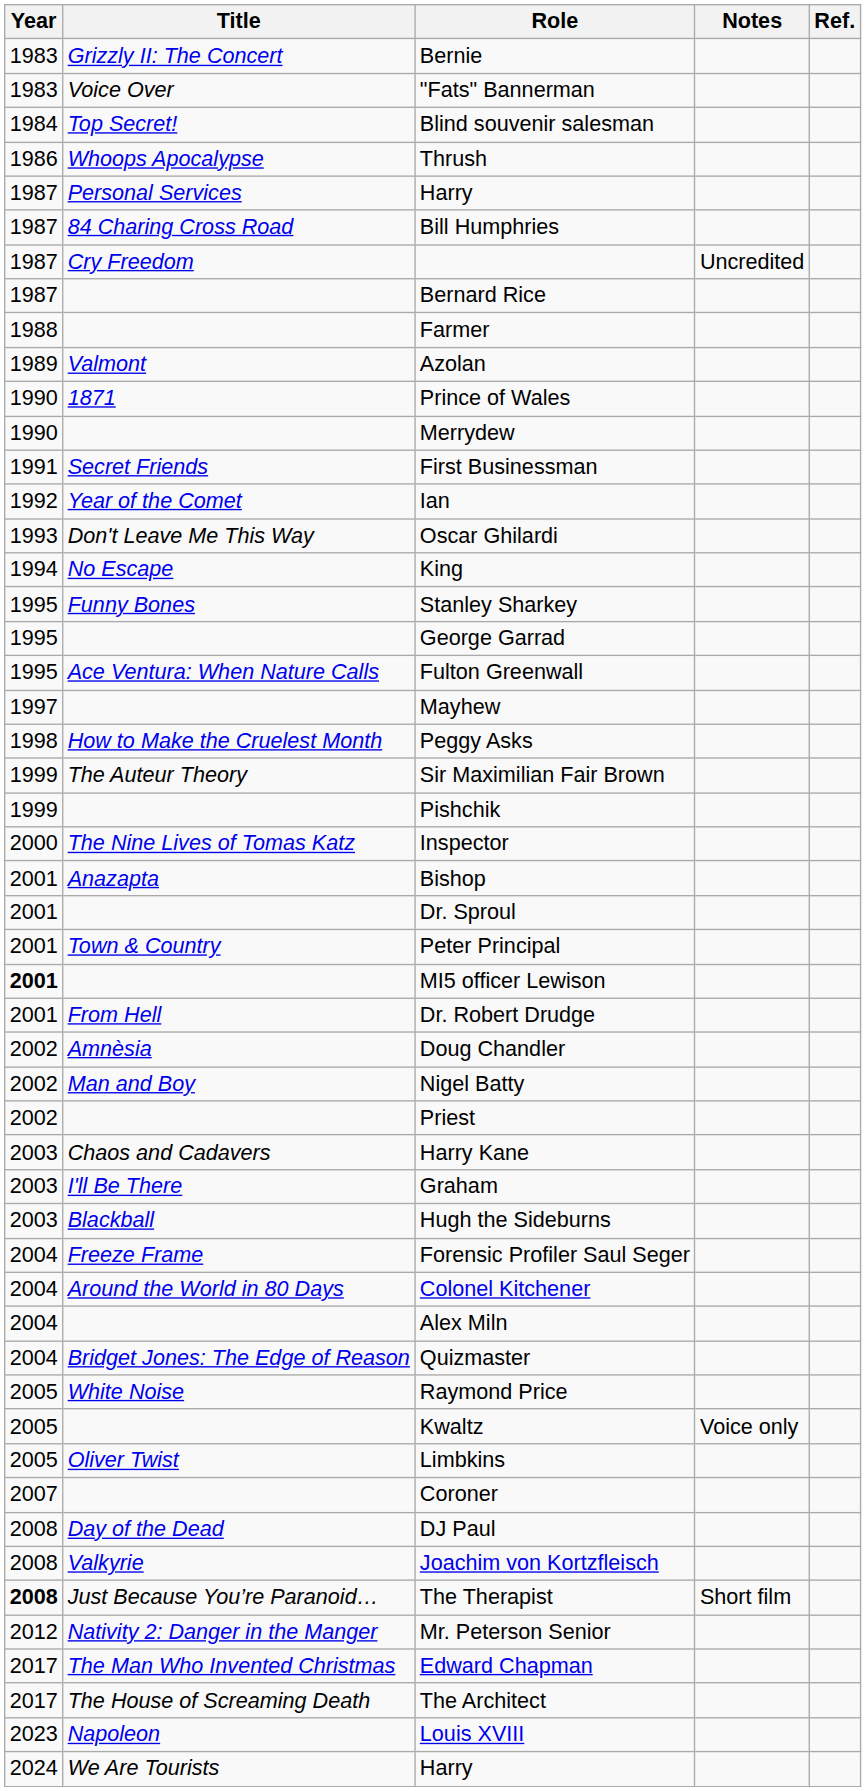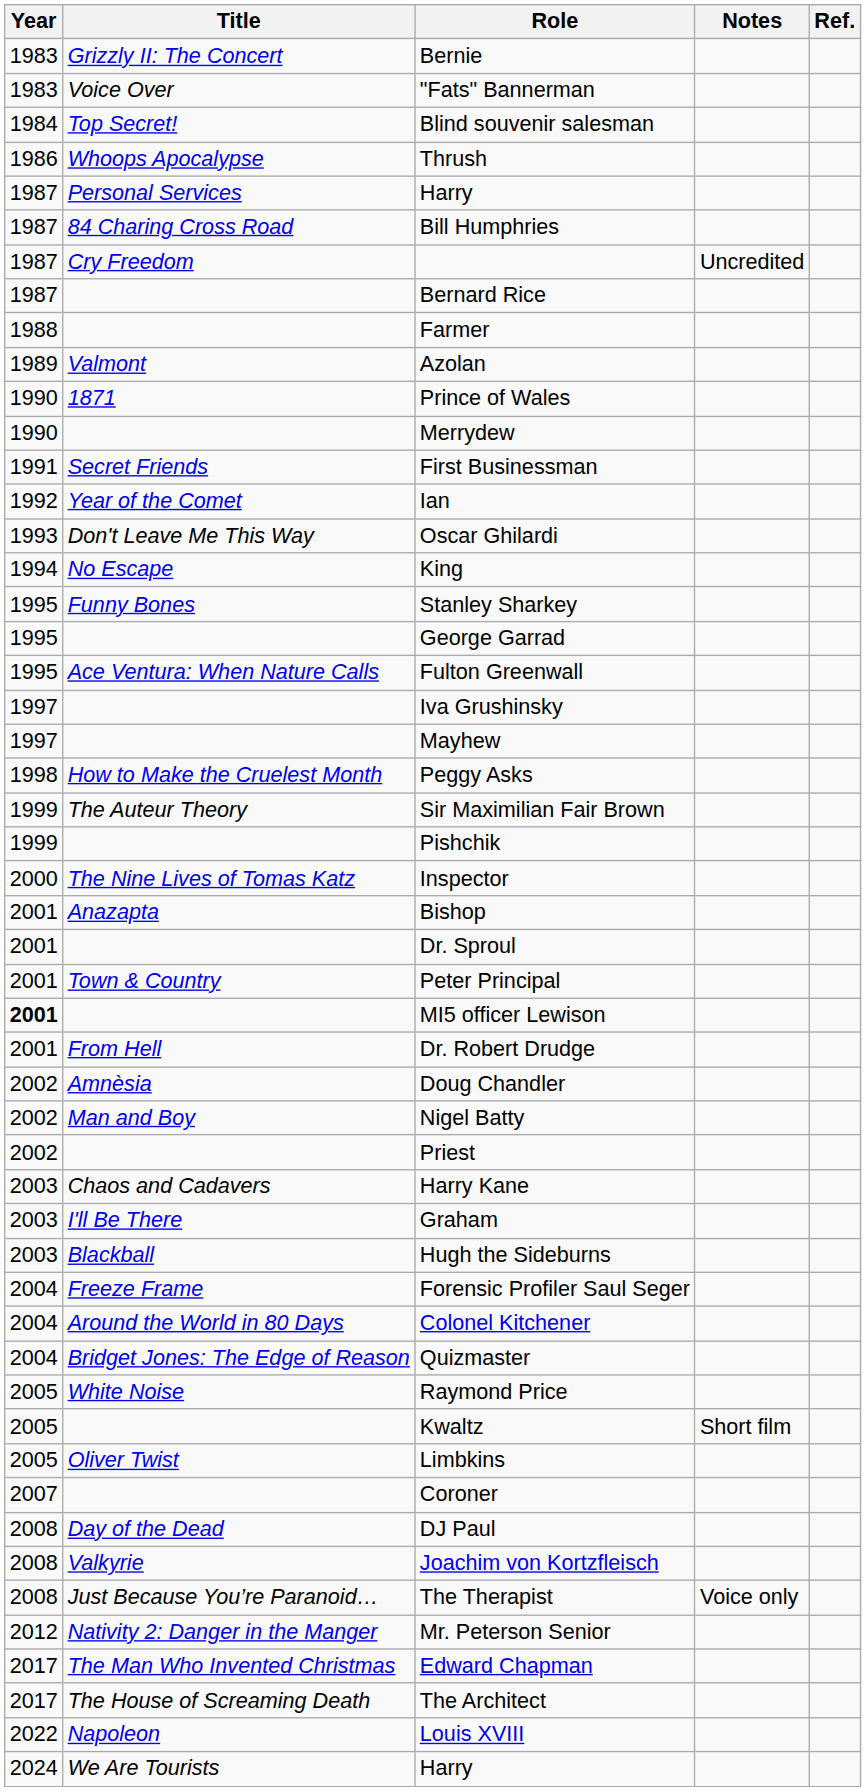+ row: (239, 707)
- row: (239, 1324)
(749, 1426) Voice only -> (746, 1426) Short film
(34, 1597) bold -> (34, 1597) normal
(746, 1597) Short film -> (749, 1597) Voice only
(34, 1734) 2023 -> (34, 1734) 2022
